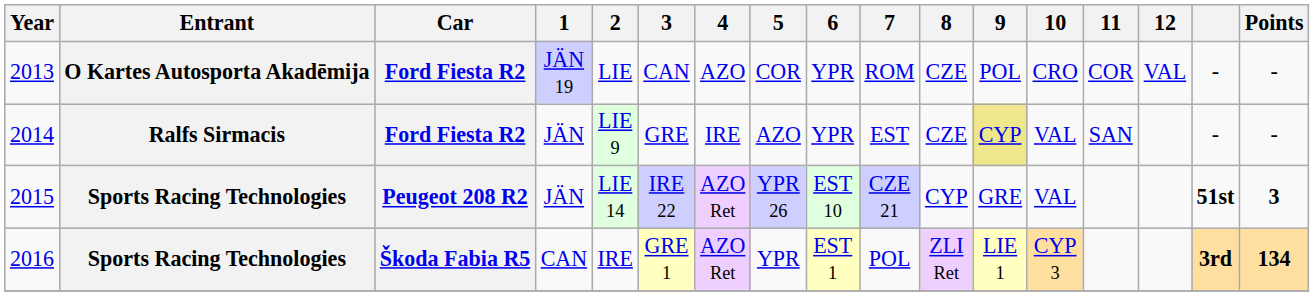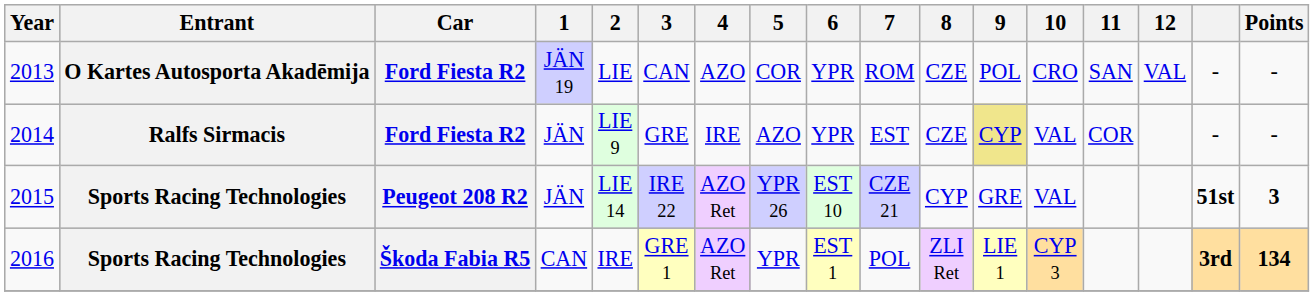(1111, 72) COR -> (1111, 72) SAN
(1111, 134) SAN -> (1111, 134) COR
